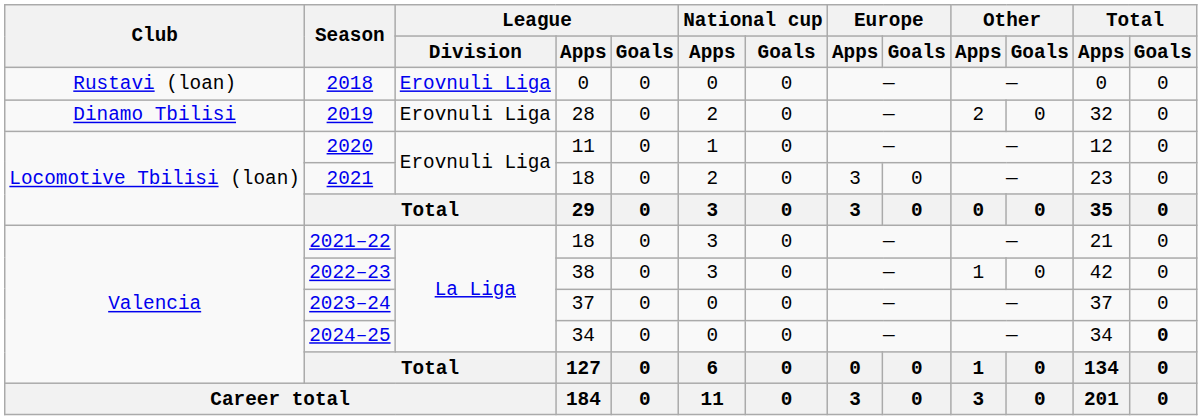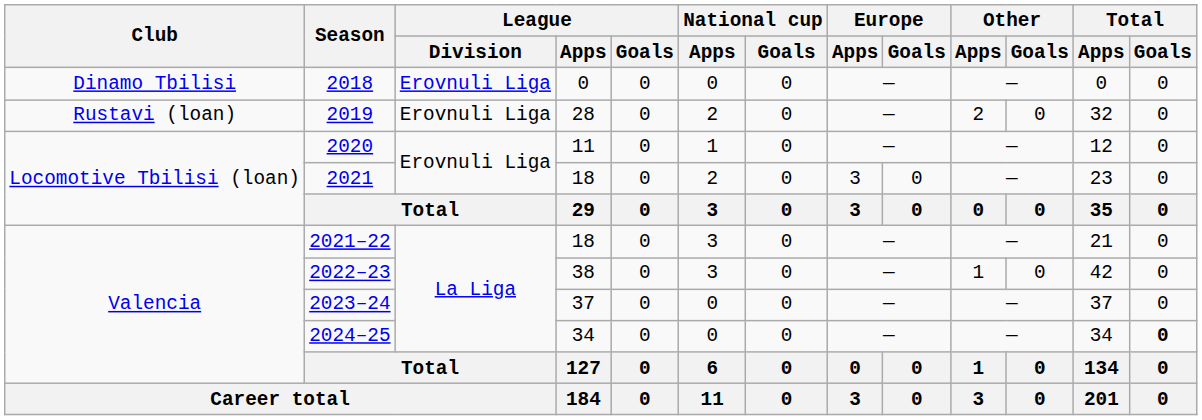(155, 84) Rustavi (loan) -> (155, 84) Dinamo Tbilisi
(155, 115) Dinamo Tbilisi -> (155, 115) Rustavi (loan)
